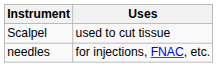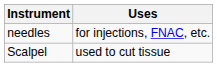rows swapped: (27, 33) <-> (28, 52)
